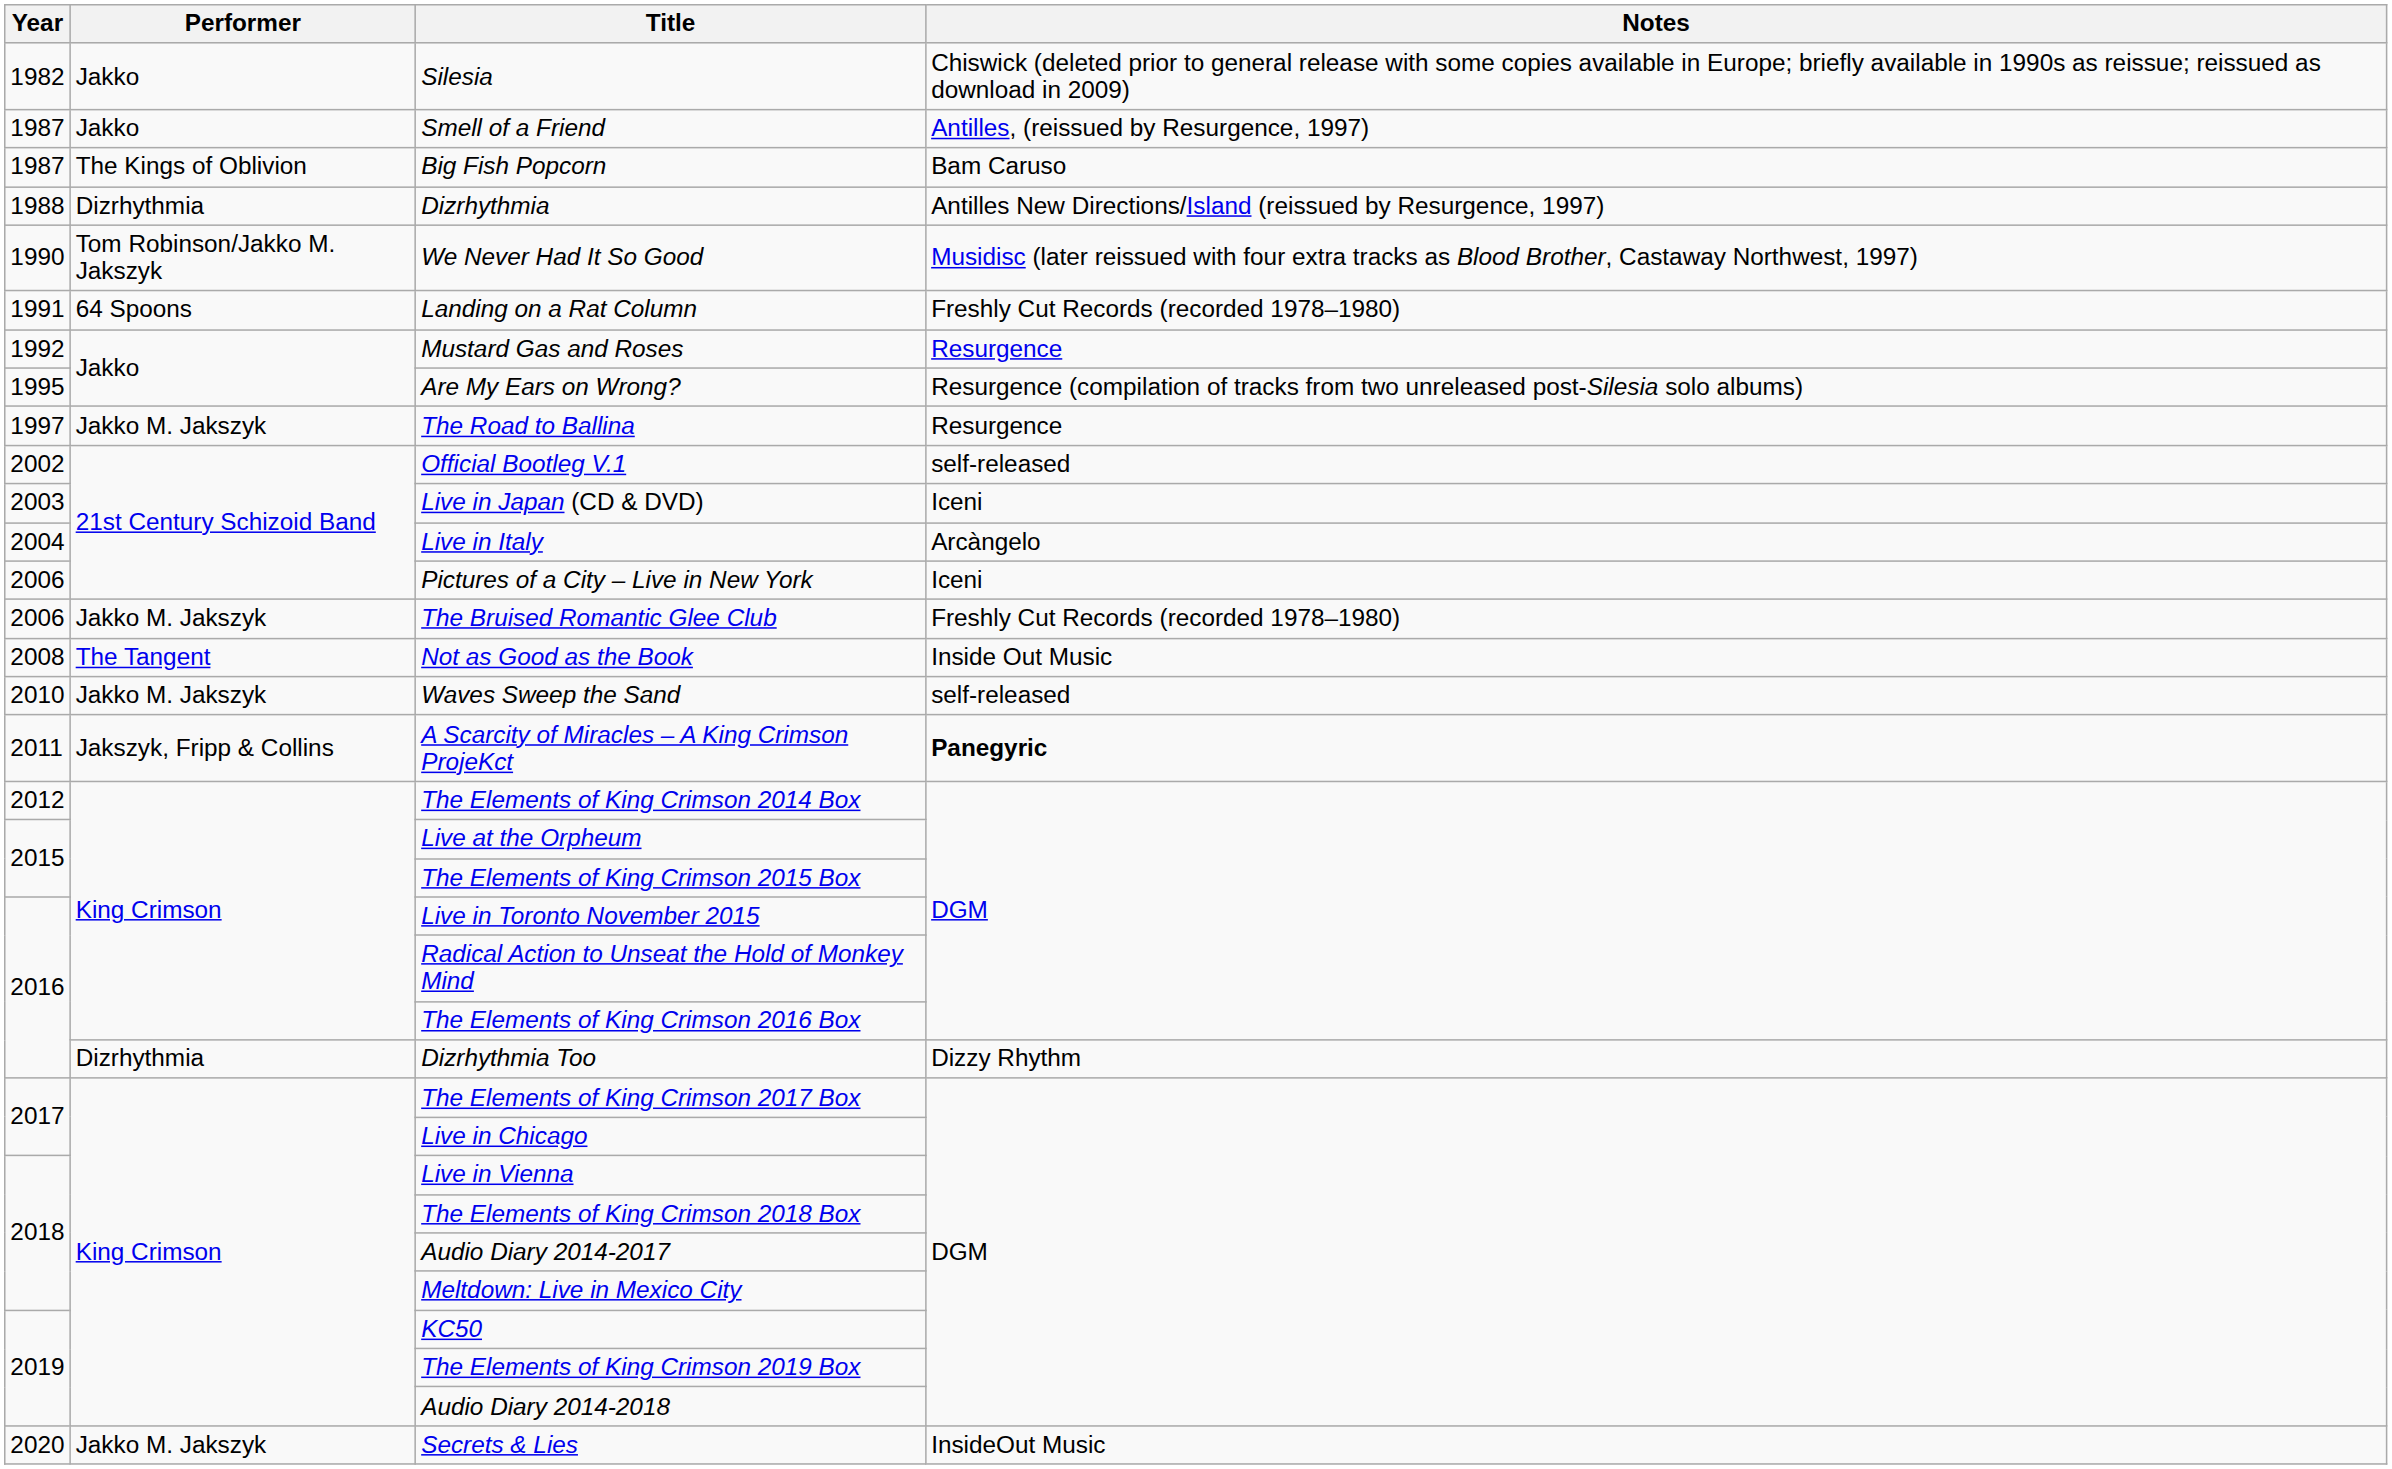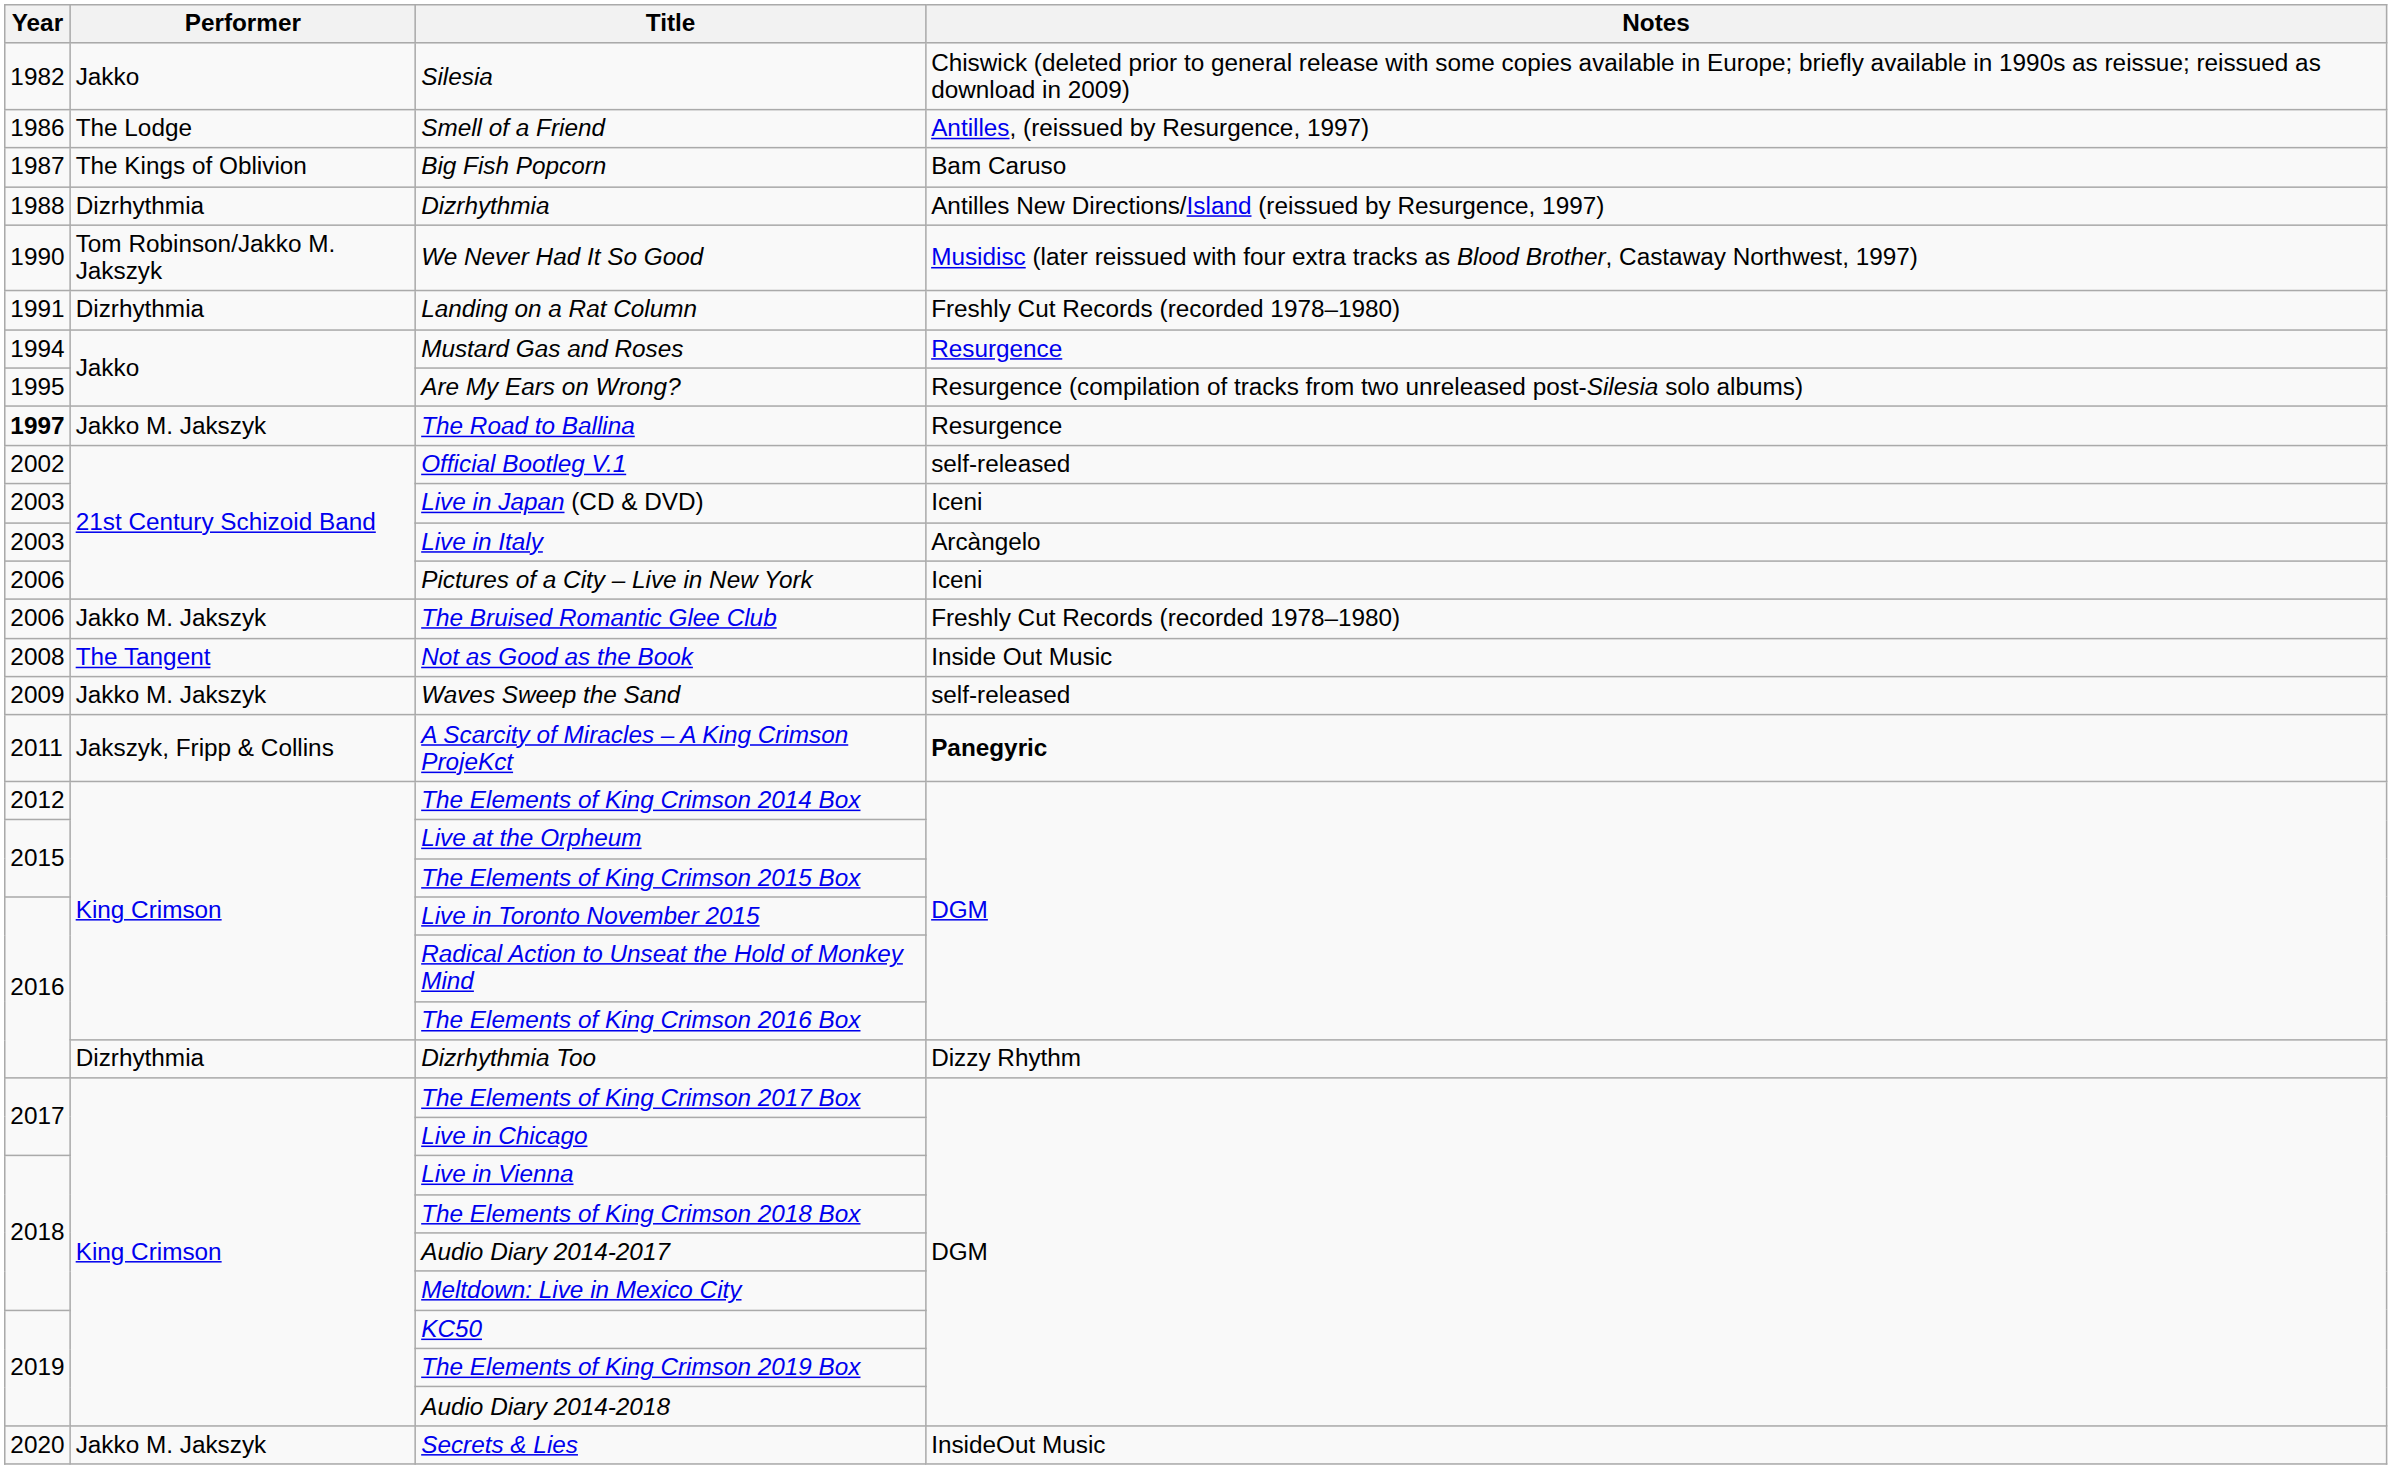(37, 128) 1987 -> (37, 128) 1986
(107, 128) Jakko -> (134, 128) The Lodge
(134, 309) 64 Spoons -> (140, 309) Dizrhythmia
(37, 348) 1992 -> (37, 348) 1994
(37, 425) normal -> (37, 425) bold
(37, 541) 2004 -> (37, 541) 2003
(37, 695) 2010 -> (37, 695) 2009
